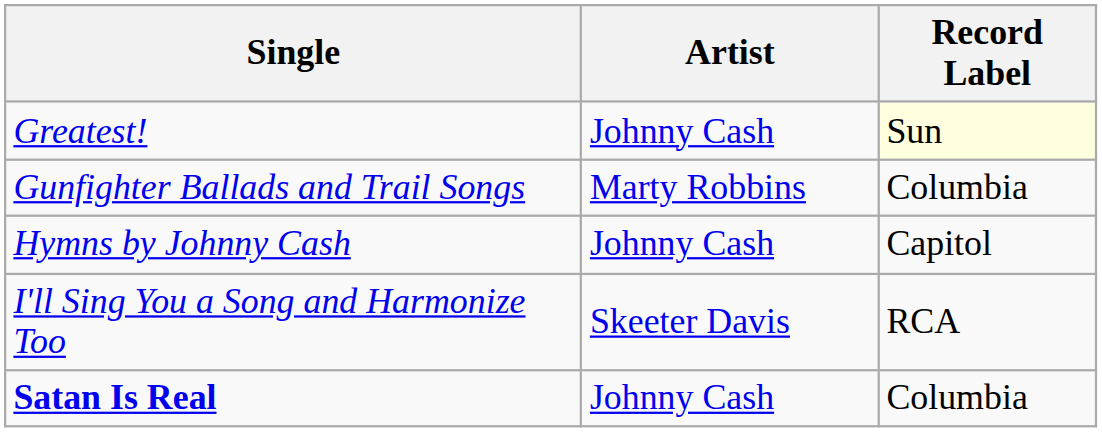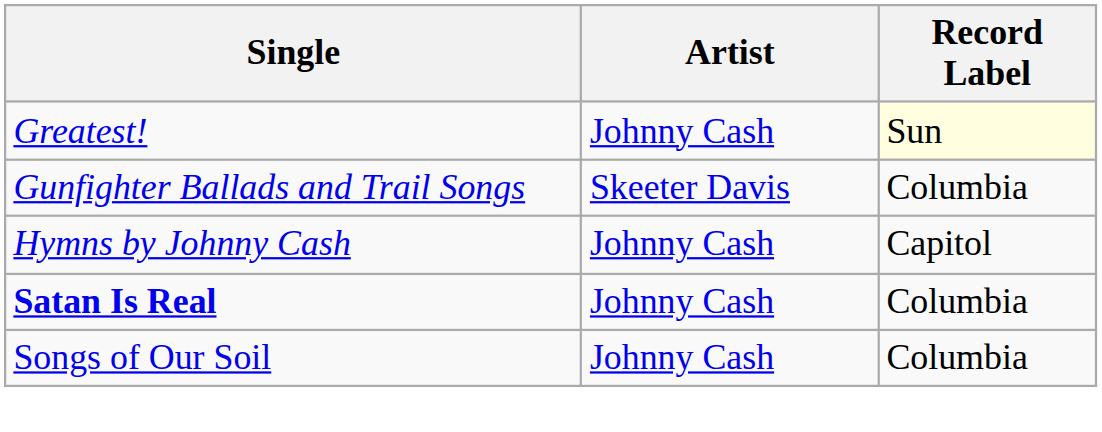(698, 186) Marty Robbins -> (690, 186) Skeeter Davis
- row: (269, 320)
+ row: (142, 357)
